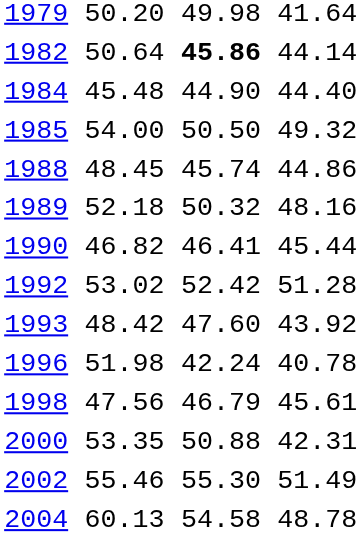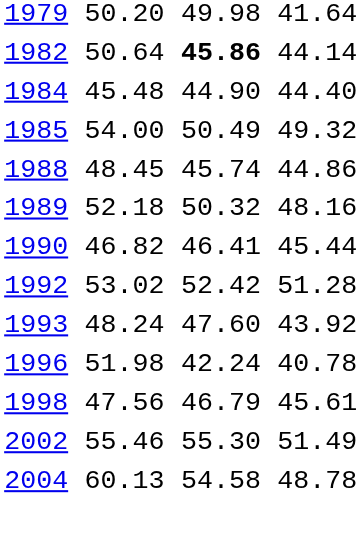(221, 130) 50.50 -> (221, 130) 50.49
(125, 325) 48.42 -> (125, 325) 48.24
- row: (36, 442)
